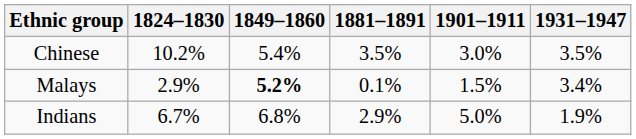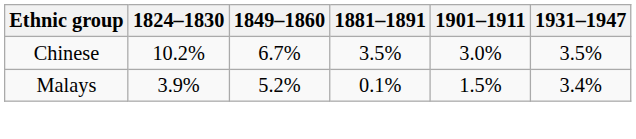(279, 52) 5.4% -> (279, 52) 6.7%
(179, 85) 2.9% -> (179, 85) 3.9%
(279, 85) bold -> (279, 85) normal
- row: (66, 117)
